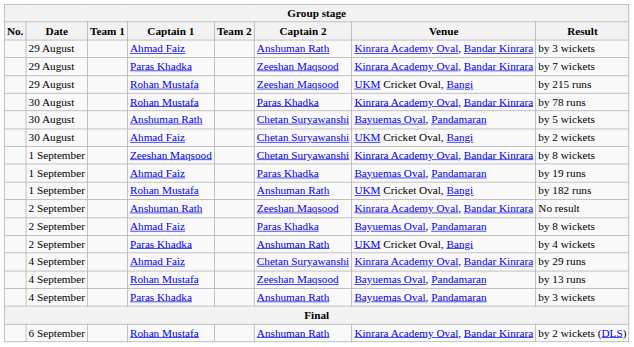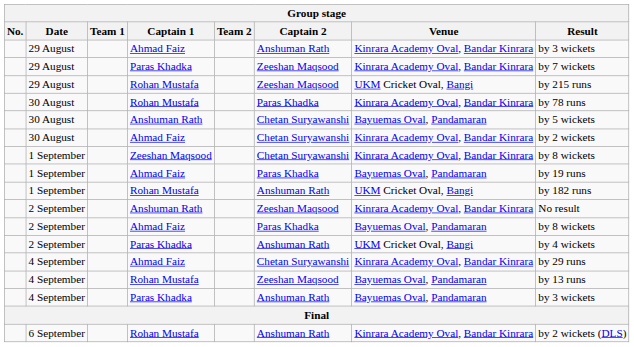(414, 137) UKM Cricket Oval, Bangi -> (444, 137) Kinrara Academy Oval, Bandar Kinrara
